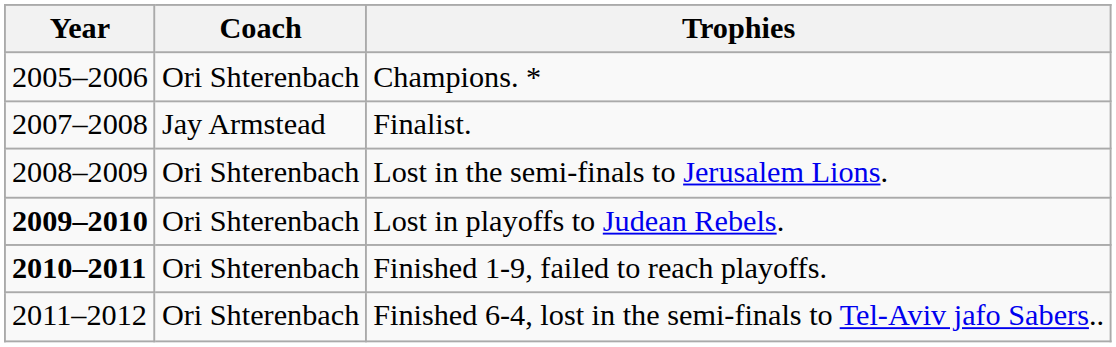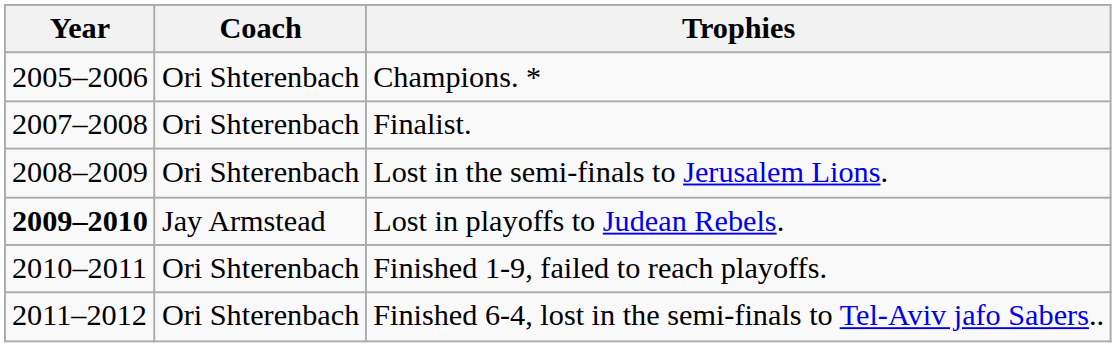(244, 124) Jay Armstead -> (261, 124) Ori Shterenbach
(261, 220) Ori Shterenbach -> (244, 220) Jay Armstead
(79, 268) bold -> (79, 268) normal
